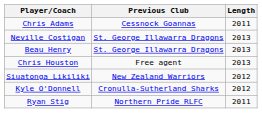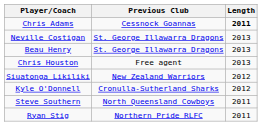(241, 23) normal -> (241, 23) bold
+ row: (48, 101)
